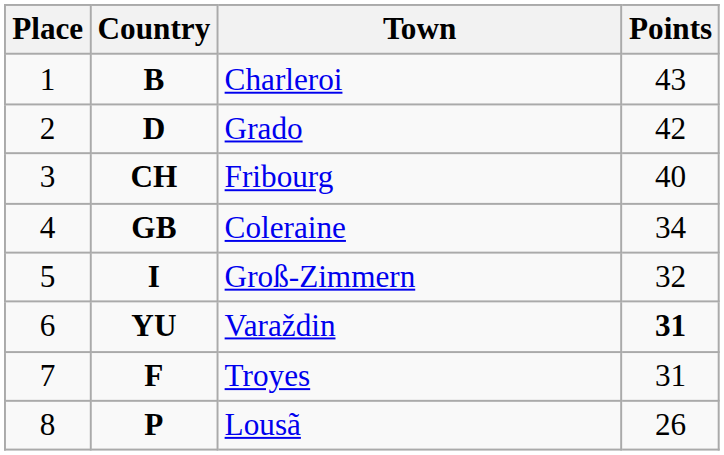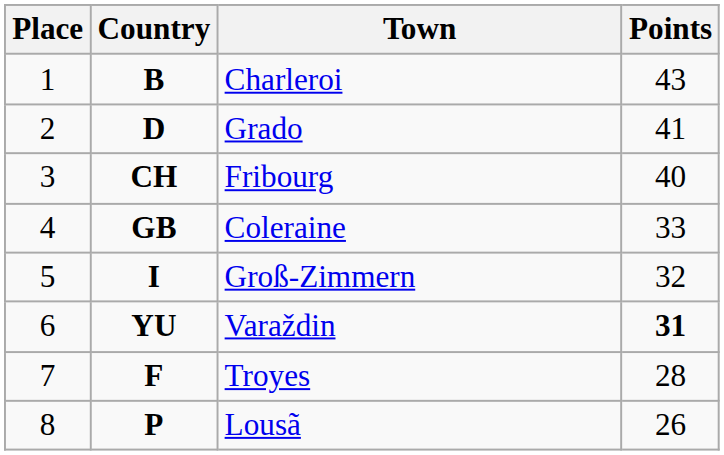(671, 128) 42 -> (671, 128) 41
(671, 227) 34 -> (671, 227) 33
(671, 375) 31 -> (671, 375) 28
